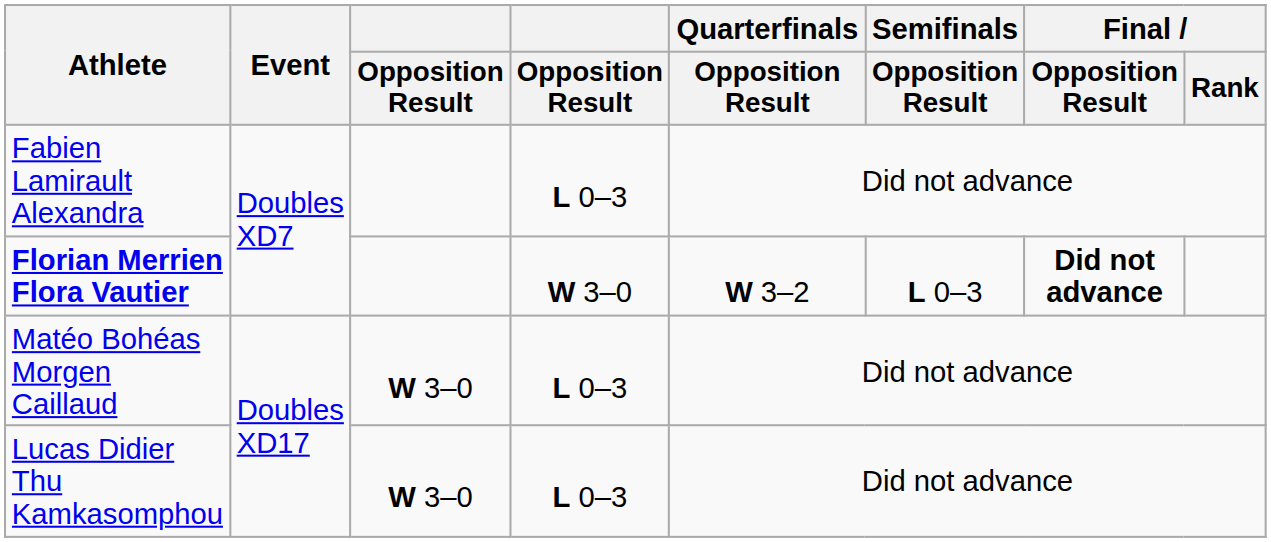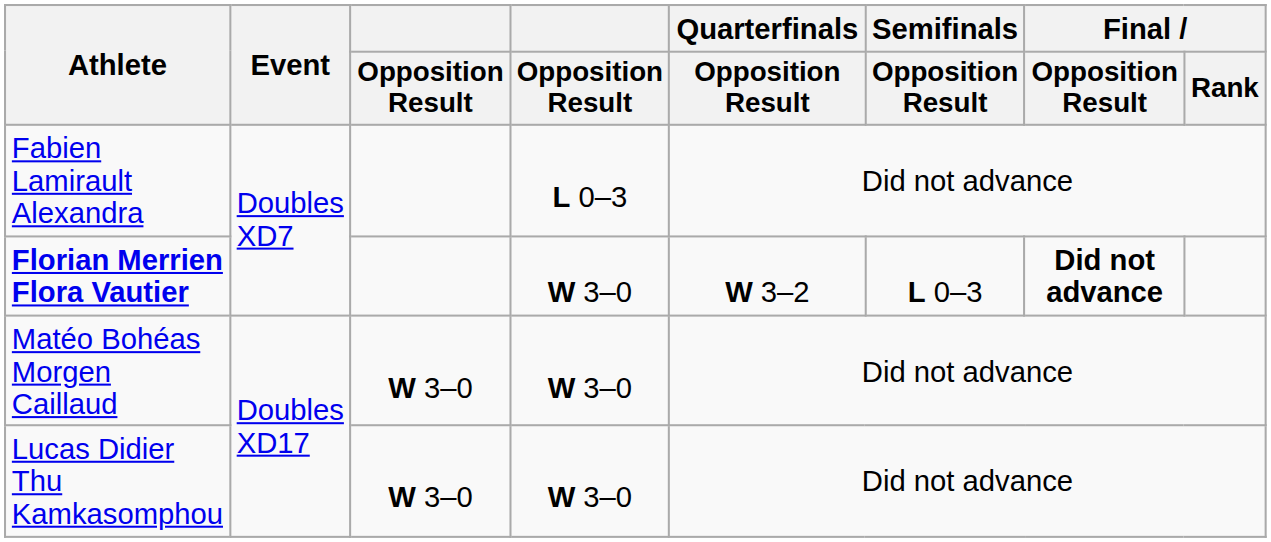(590, 387) L 0–3 -> (590, 387) W 3–0
(590, 498) L 0–3 -> (590, 498) W 3–0
